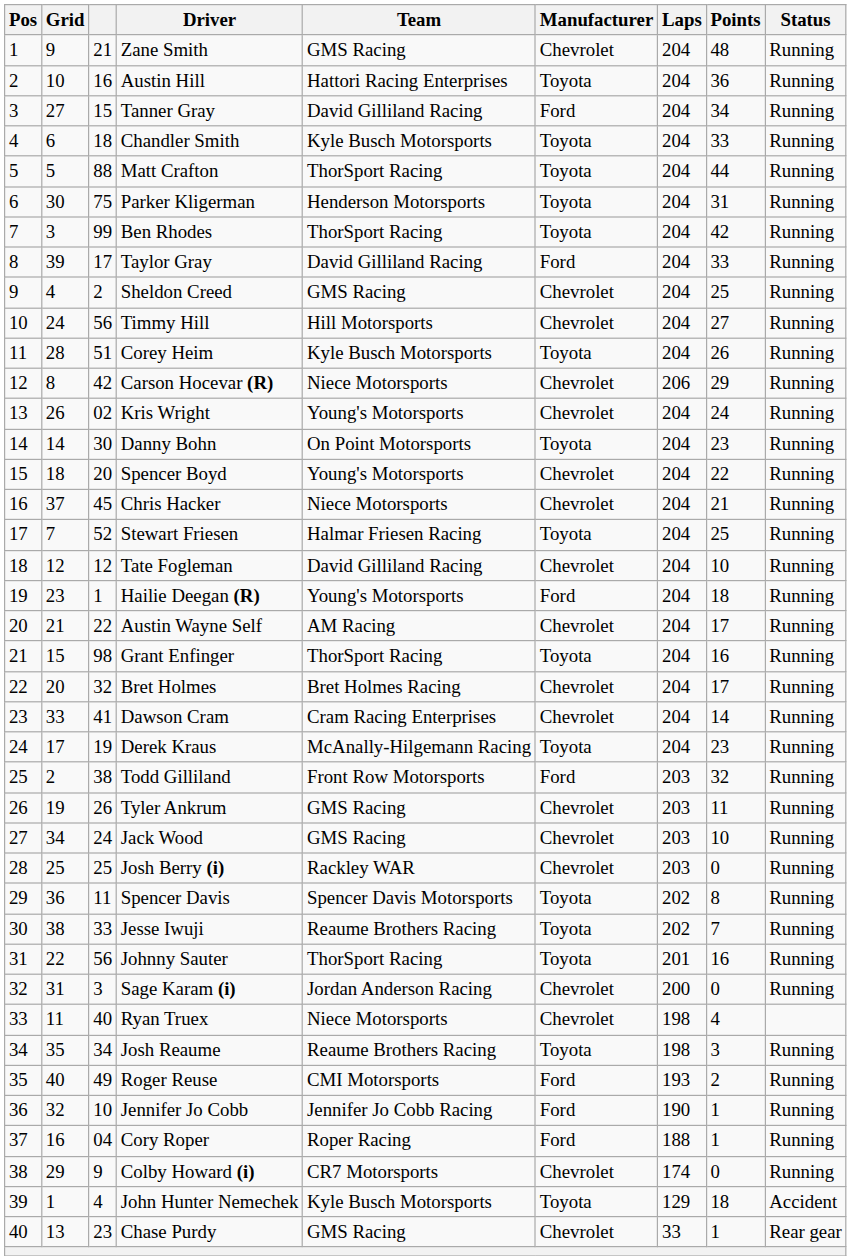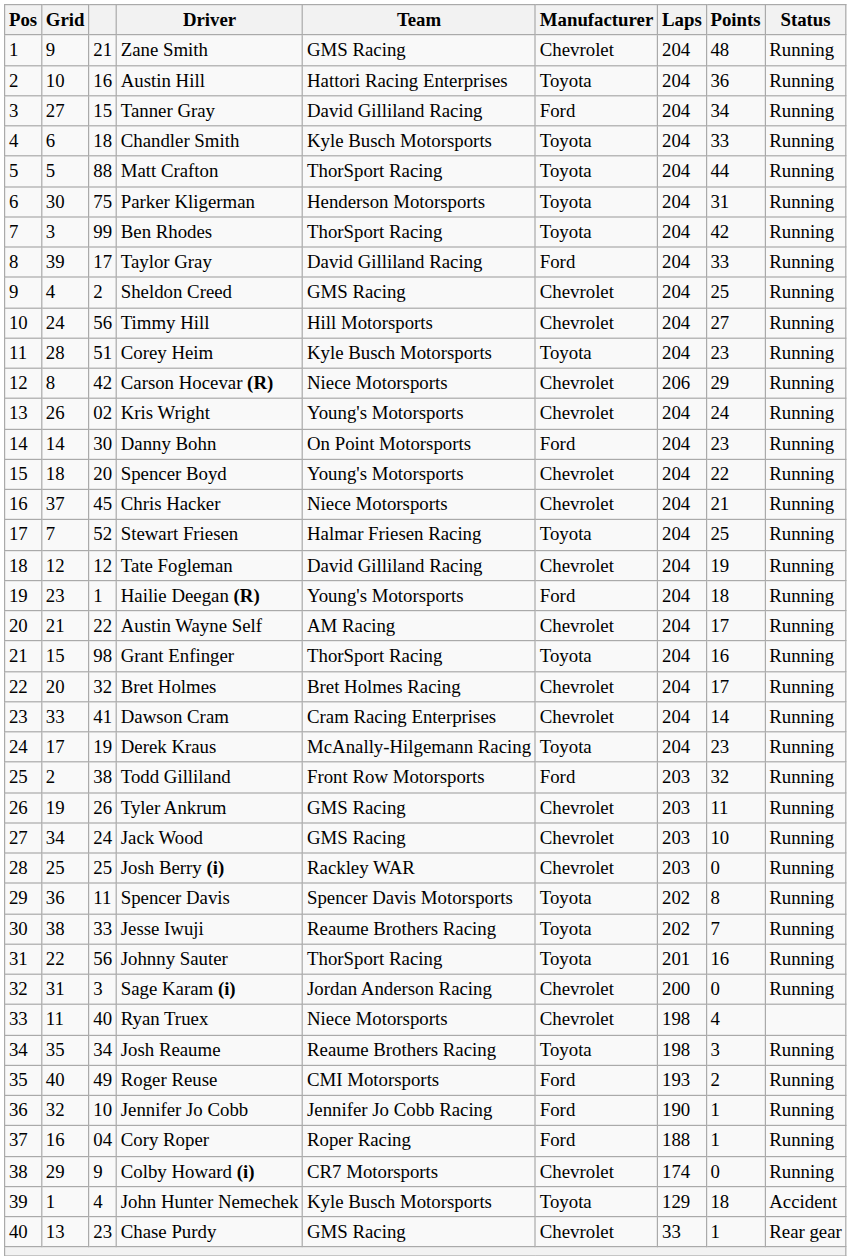(720, 352) 26 -> (720, 352) 23
(566, 443) Toyota -> (558, 443) Ford
(720, 564) 10 -> (720, 564) 19
